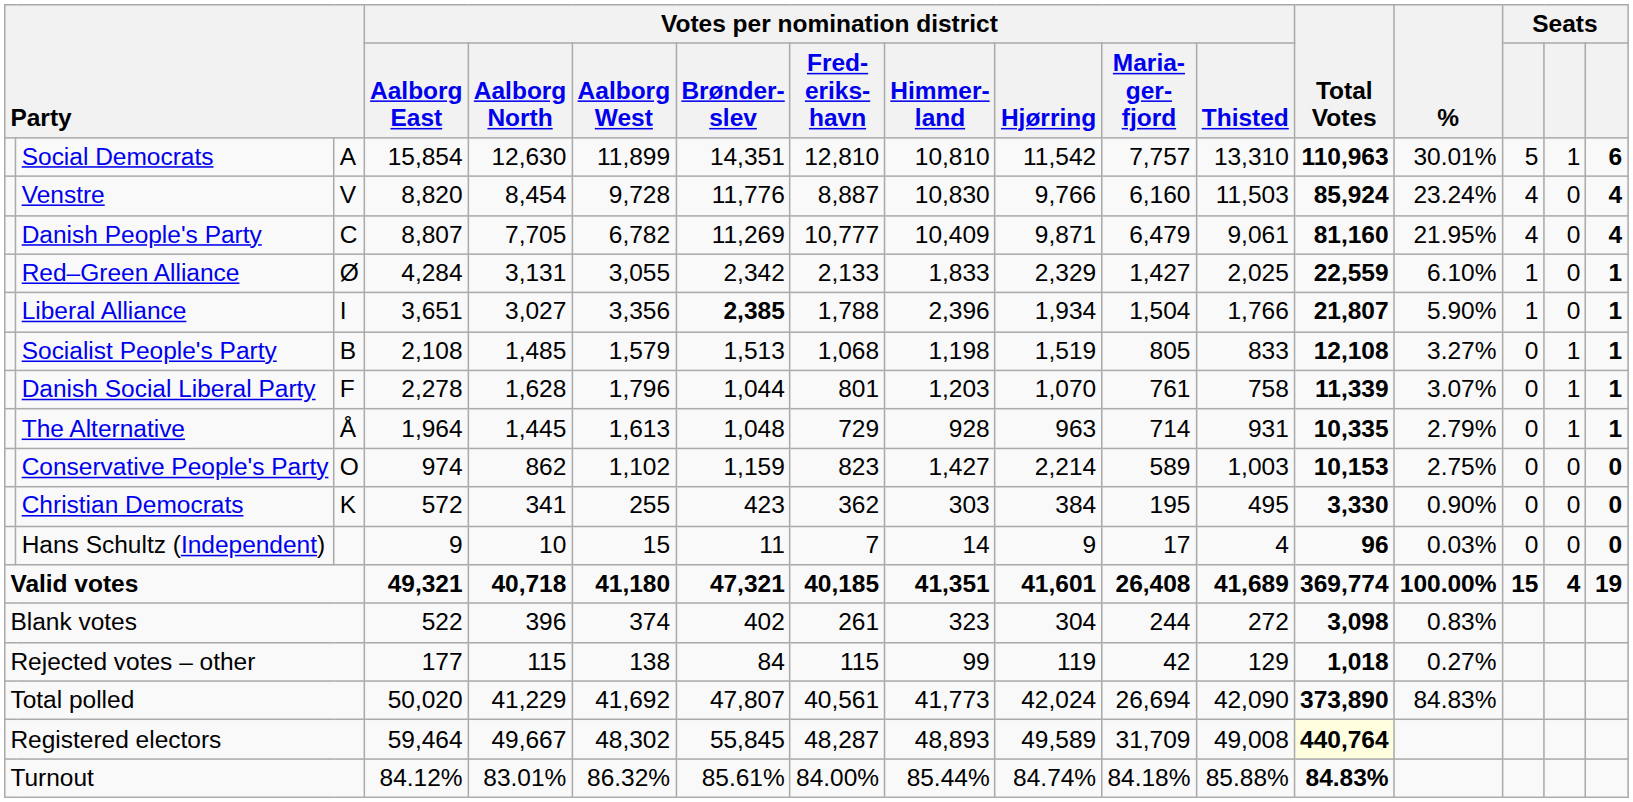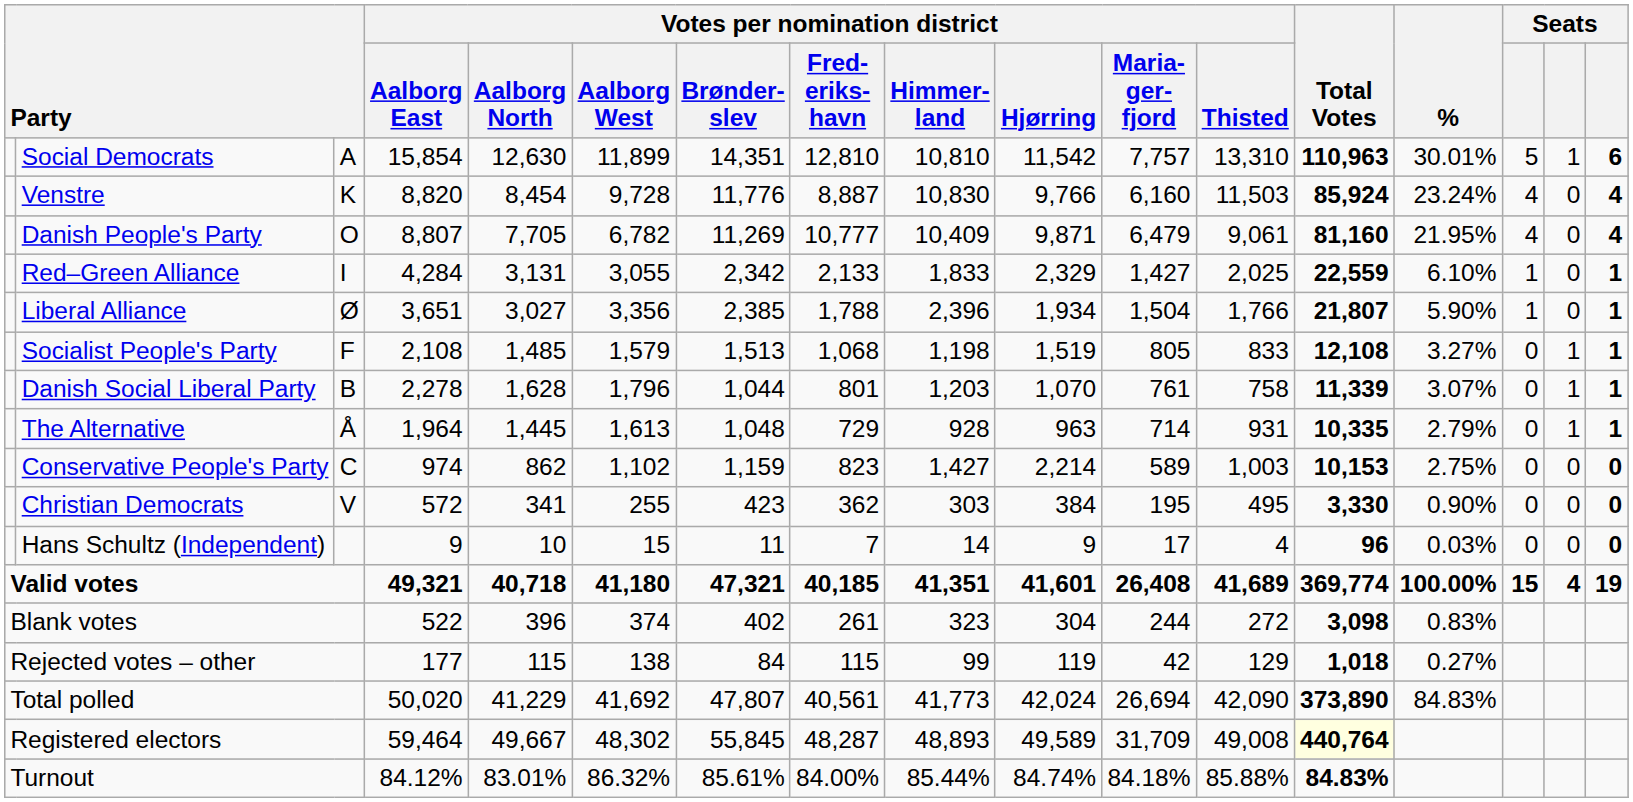(348, 195) V -> (348, 195) K
(349, 234) C -> (349, 234) O
(349, 273) Ø -> (343, 273) I
(343, 311) I -> (349, 311) Ø
(754, 311) bold -> (754, 311) normal
(348, 350) B -> (347, 350) F
(347, 389) F -> (348, 389) B
(349, 467) O -> (349, 467) C
(348, 506) K -> (348, 506) V
